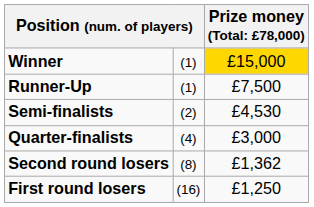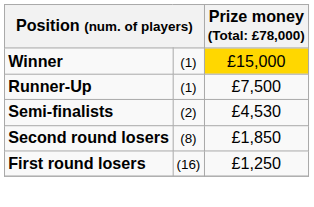- row: (71, 138)
(256, 163) £1,362 -> (256, 138) £1,850
